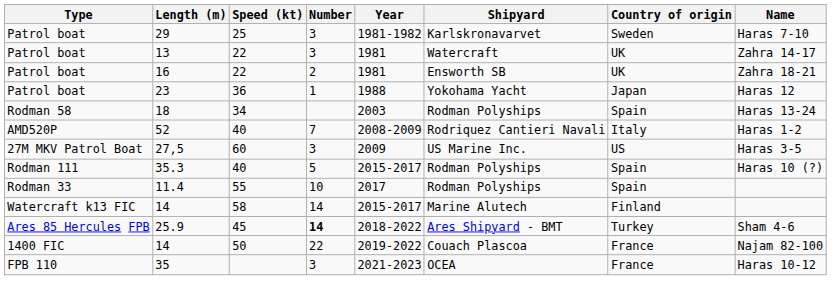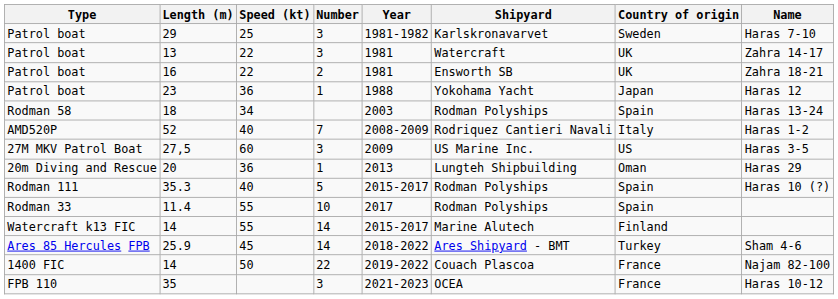+ row: (82, 168)
(239, 207) 58 -> (246, 226) 55
(316, 226) bold -> (323, 245) normal
